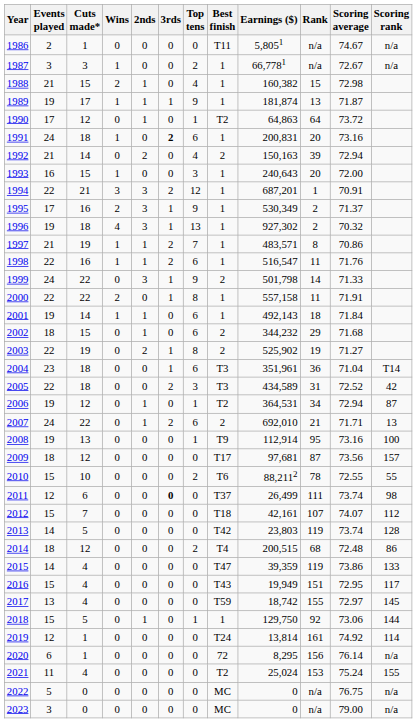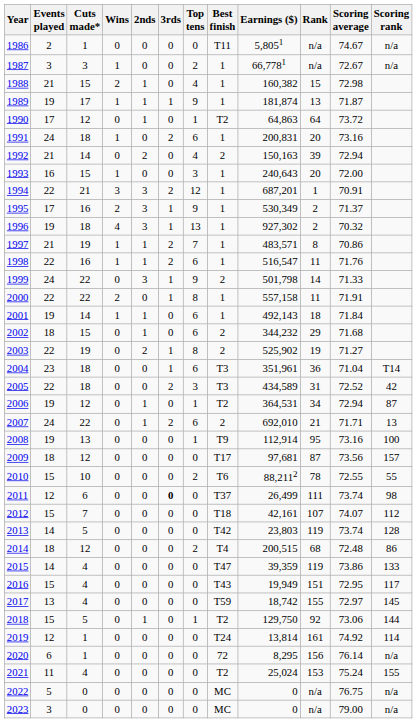(171, 137) bold -> (171, 137) normal
(222, 620) 1 -> (222, 620) T2
